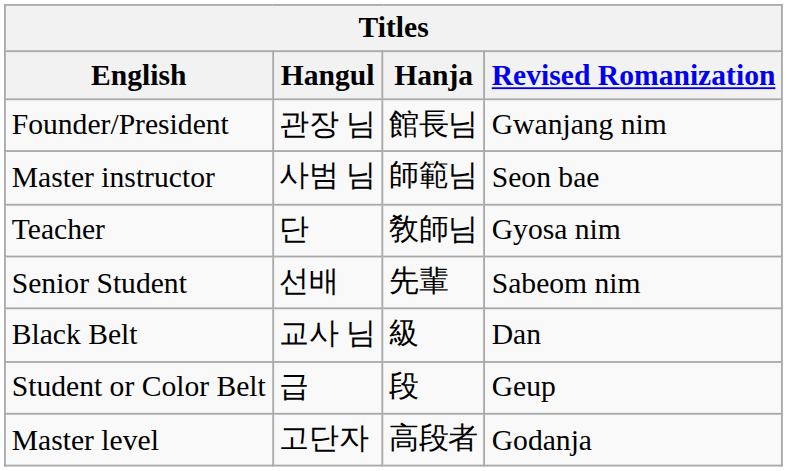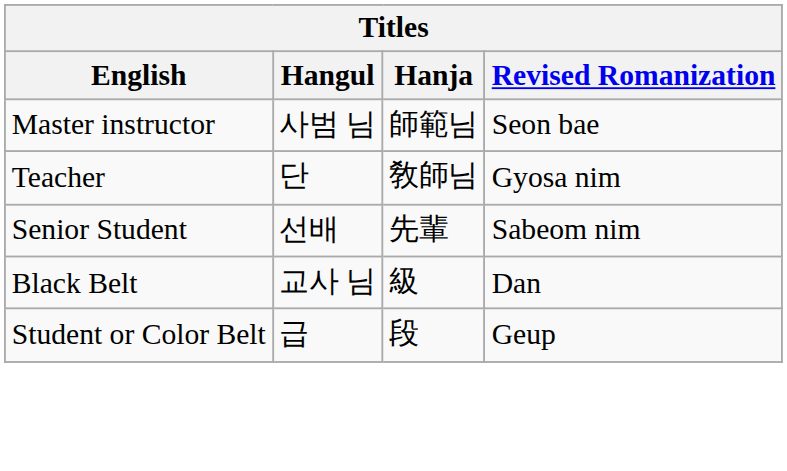- row: (120, 124)
- row: (85, 439)
